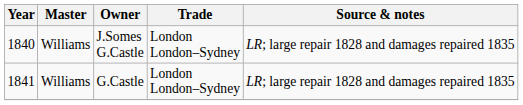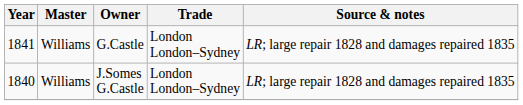rows swapped: (120, 44) <-> (120, 81)
